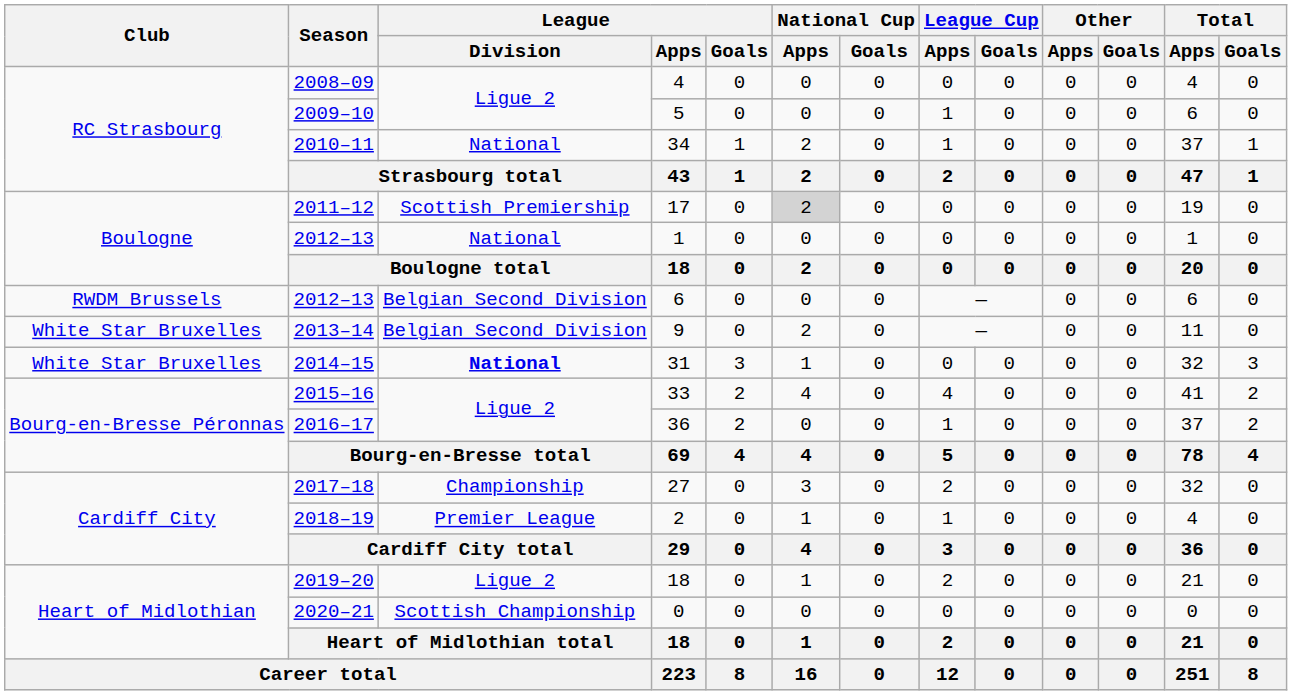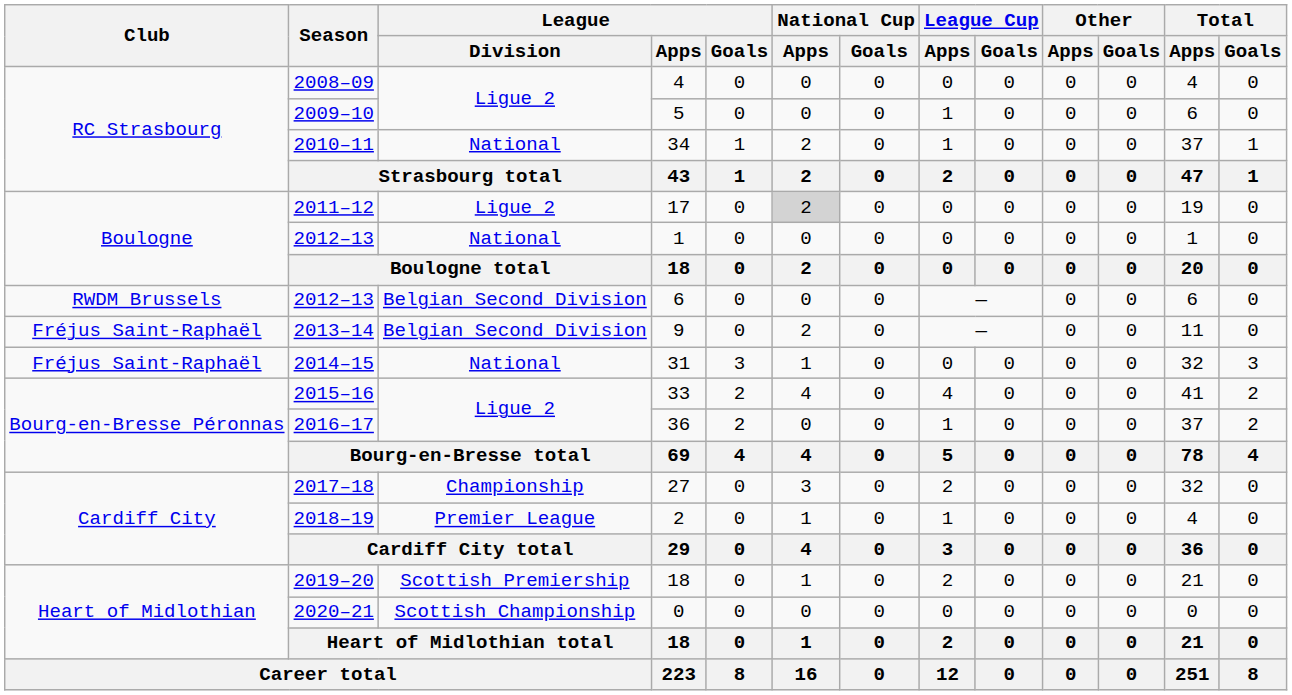(515, 207) Scottish Premiership -> (515, 207) Ligue 2
(147, 332) White Star Bruxelles -> (147, 332) Fréjus Saint-Raphaël
(147, 363) White Star Bruxelles -> (147, 363) Fréjus Saint-Raphaël
(515, 363) bold -> (515, 363) normal
(515, 581) Ligue 2 -> (515, 581) Scottish Premiership
